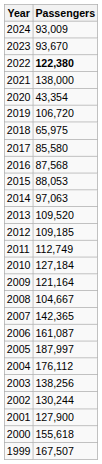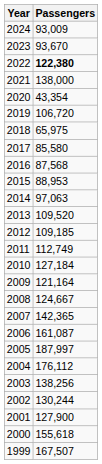(52, 181) 88,053 -> (52, 181) 88,953
(55, 299) 104,667 -> (55, 299) 124,667
